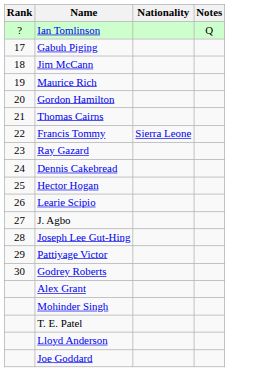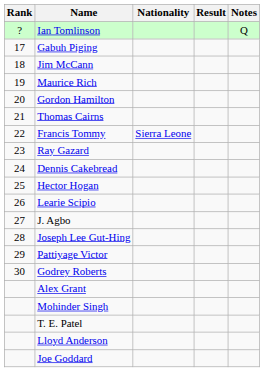+ column: (211, 13)
